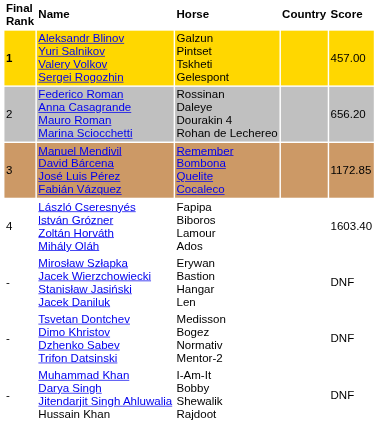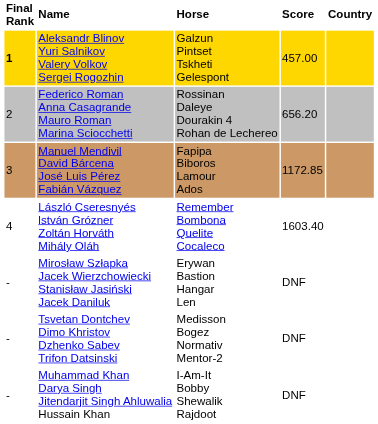columns swapped: (304, 14) <-> (347, 14)
(205, 170) Remember Bombona Quelite Cocaleco -> (196, 170) Fapipa Biboros Lamour Ados
(196, 226) Fapipa Biboros Lamour Ados -> (205, 226) Remember Bombona Quelite Cocaleco
